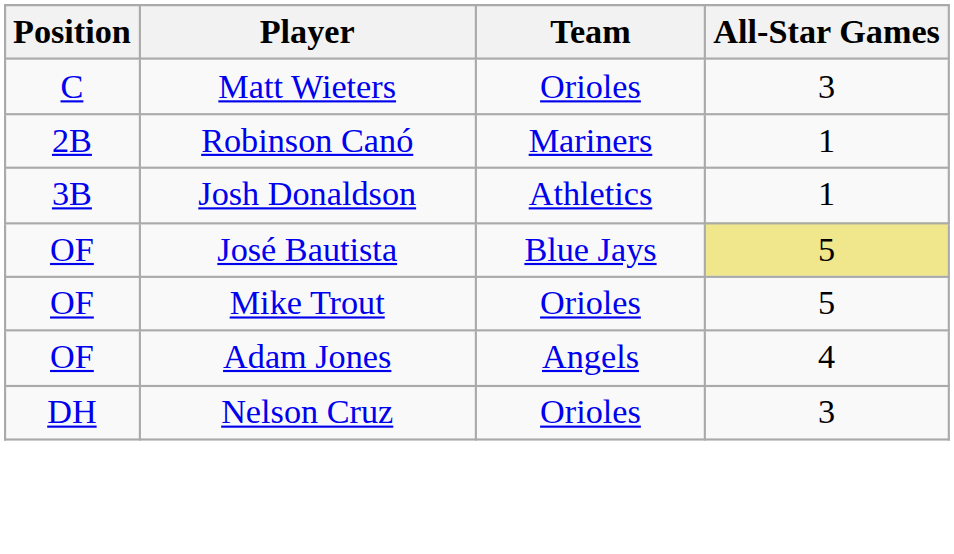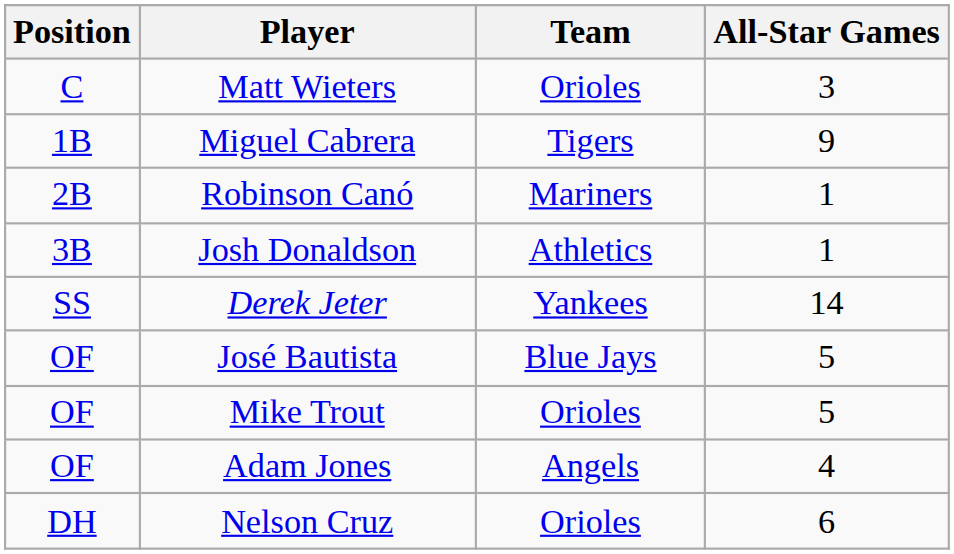+ row: (307, 140)
+ row: (307, 303)
(827, 248) khaki background -> (827, 357) no background
(827, 411) 3 -> (827, 520) 6
